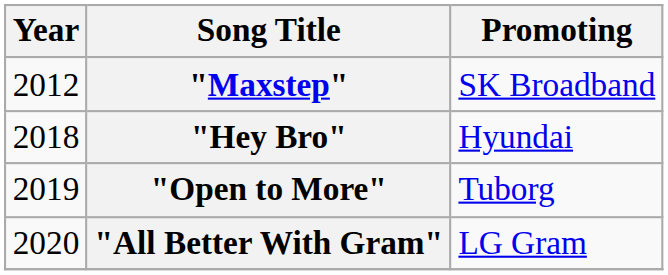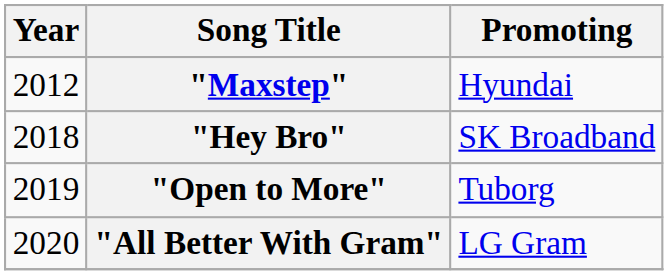(557, 83) SK Broadband -> (516, 83) Hyundai
(516, 136) Hyundai -> (557, 136) SK Broadband
